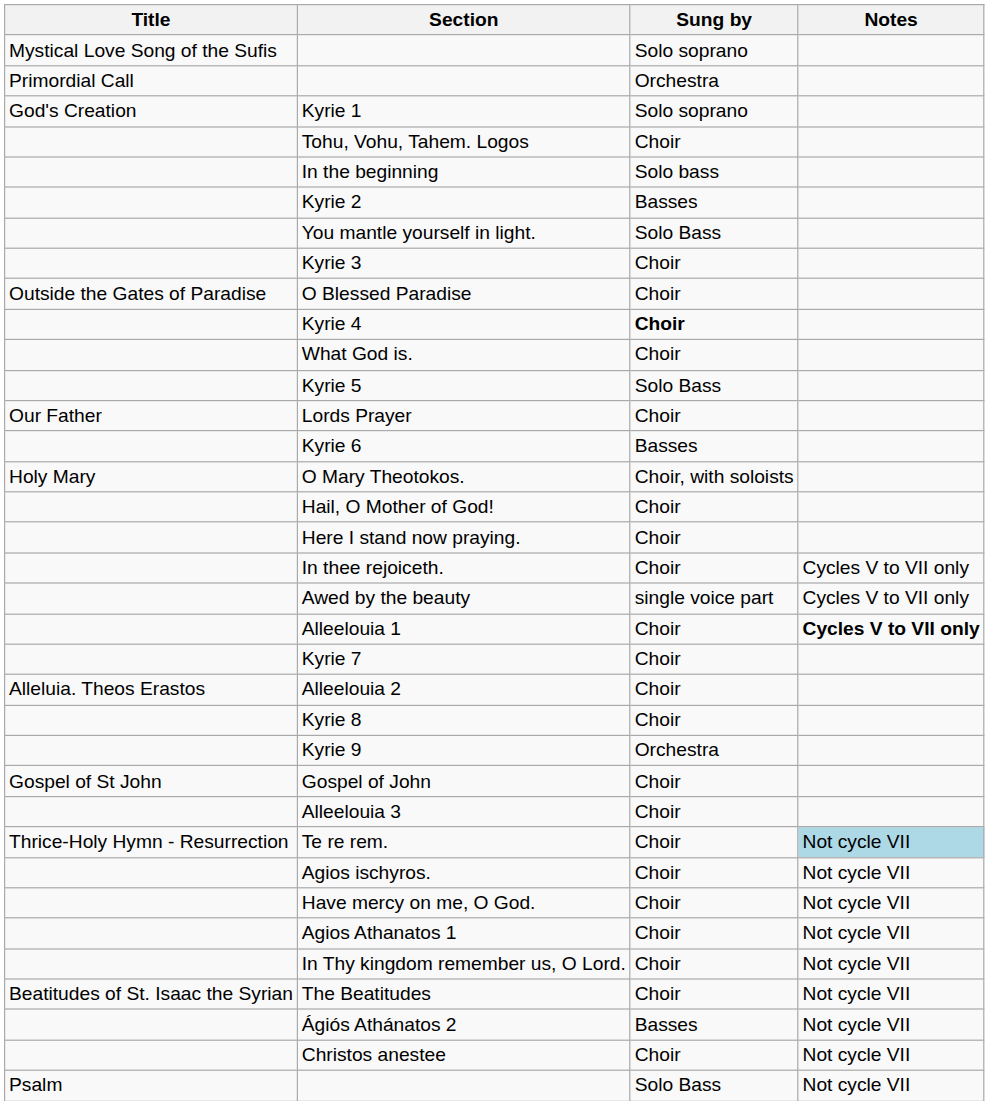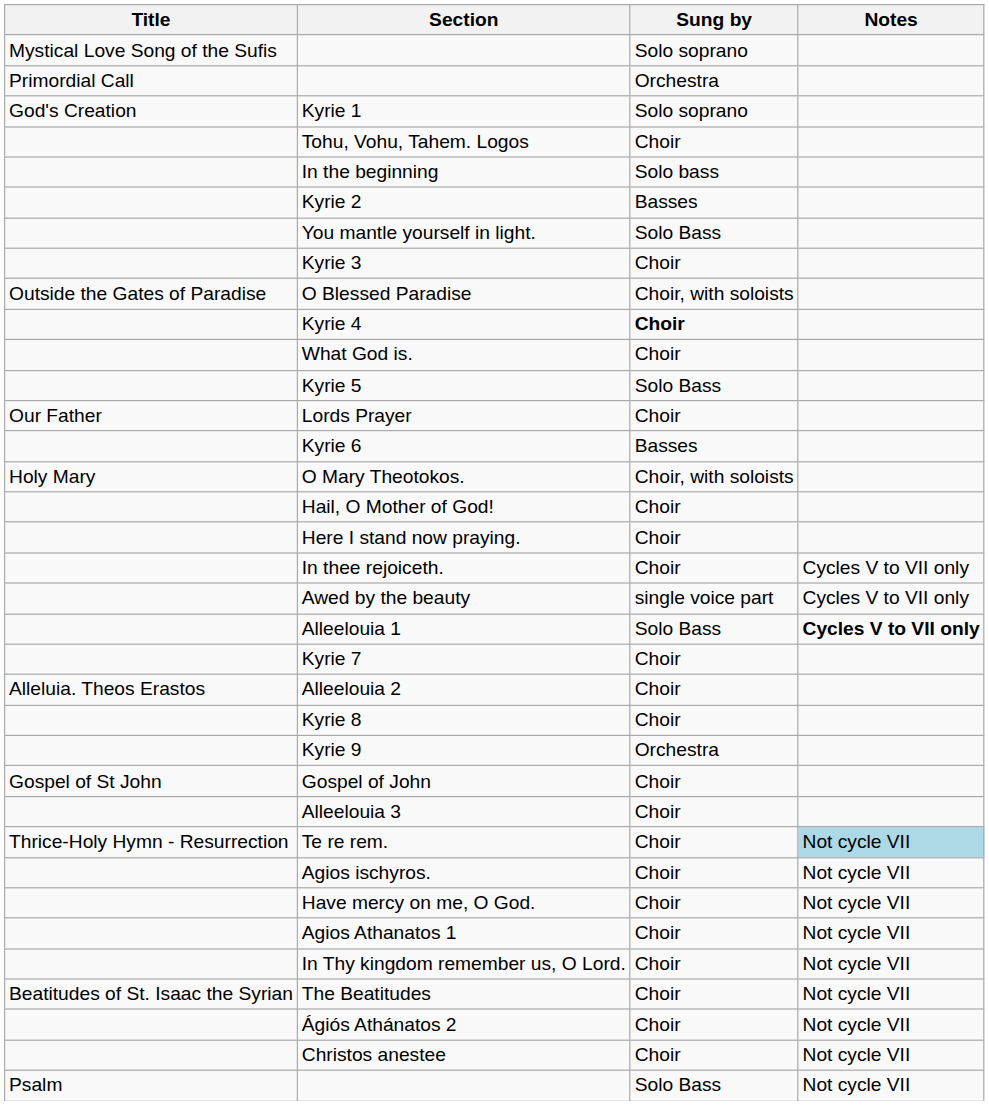(658, 293) Choir -> (714, 293) Choir, with soloists
(658, 628) Choir -> (678, 628) Solo Bass
(666, 1024) Basses -> (658, 1024) Choir
